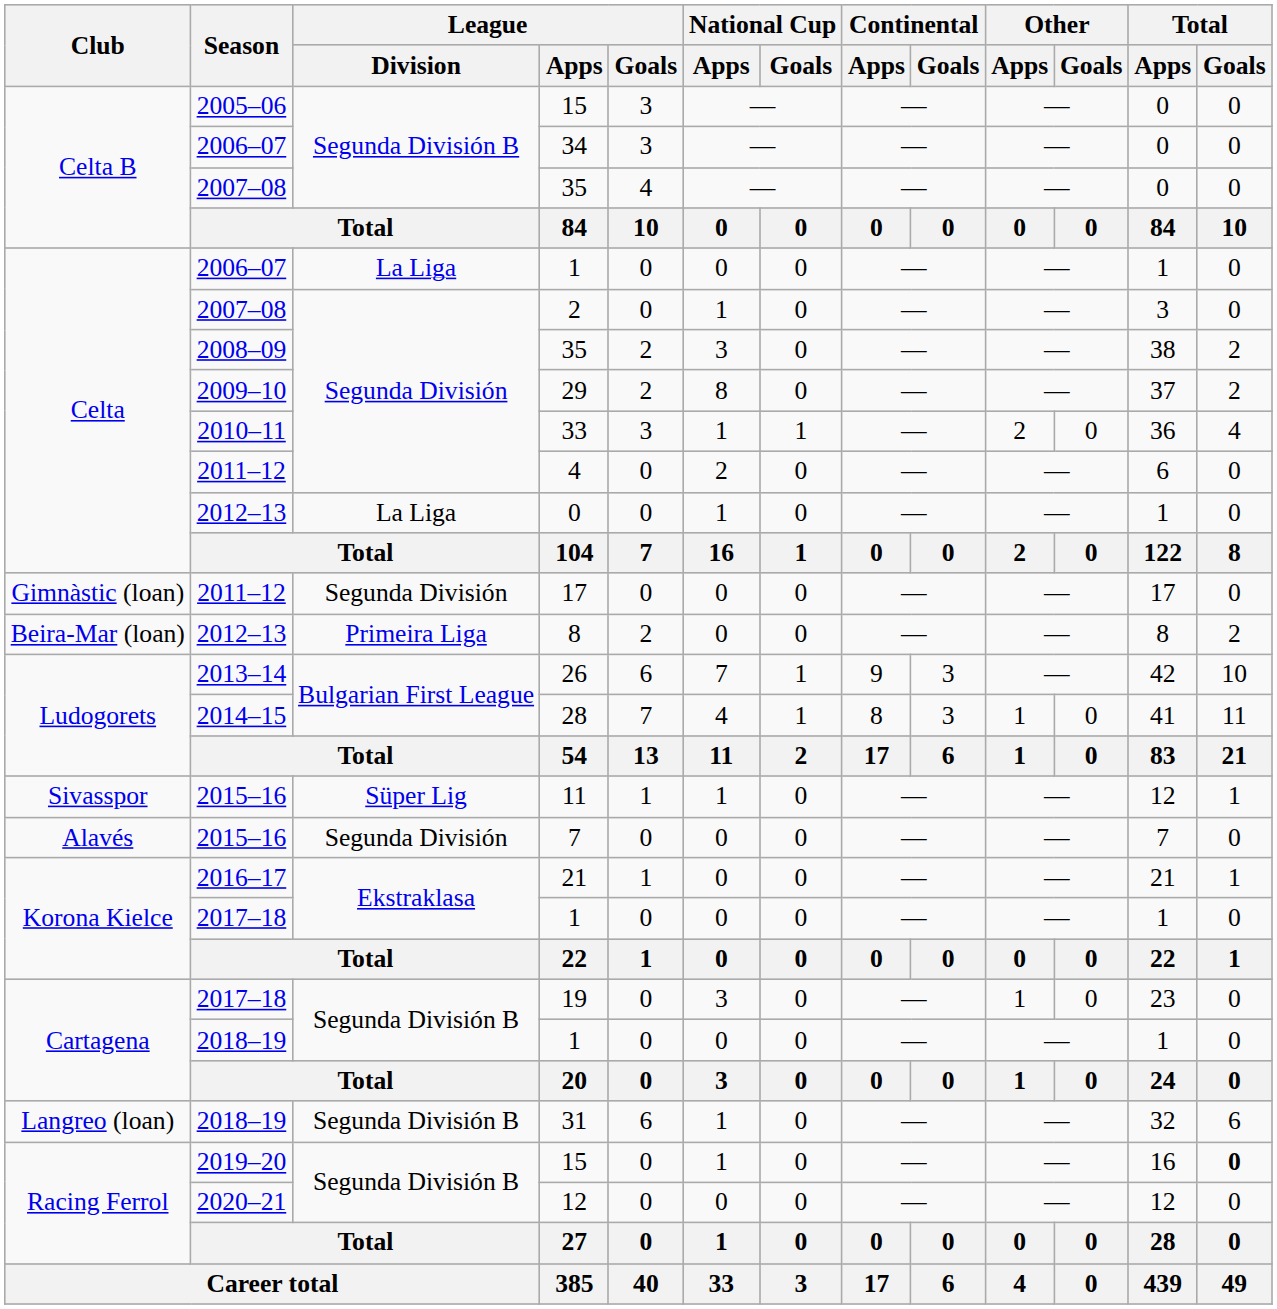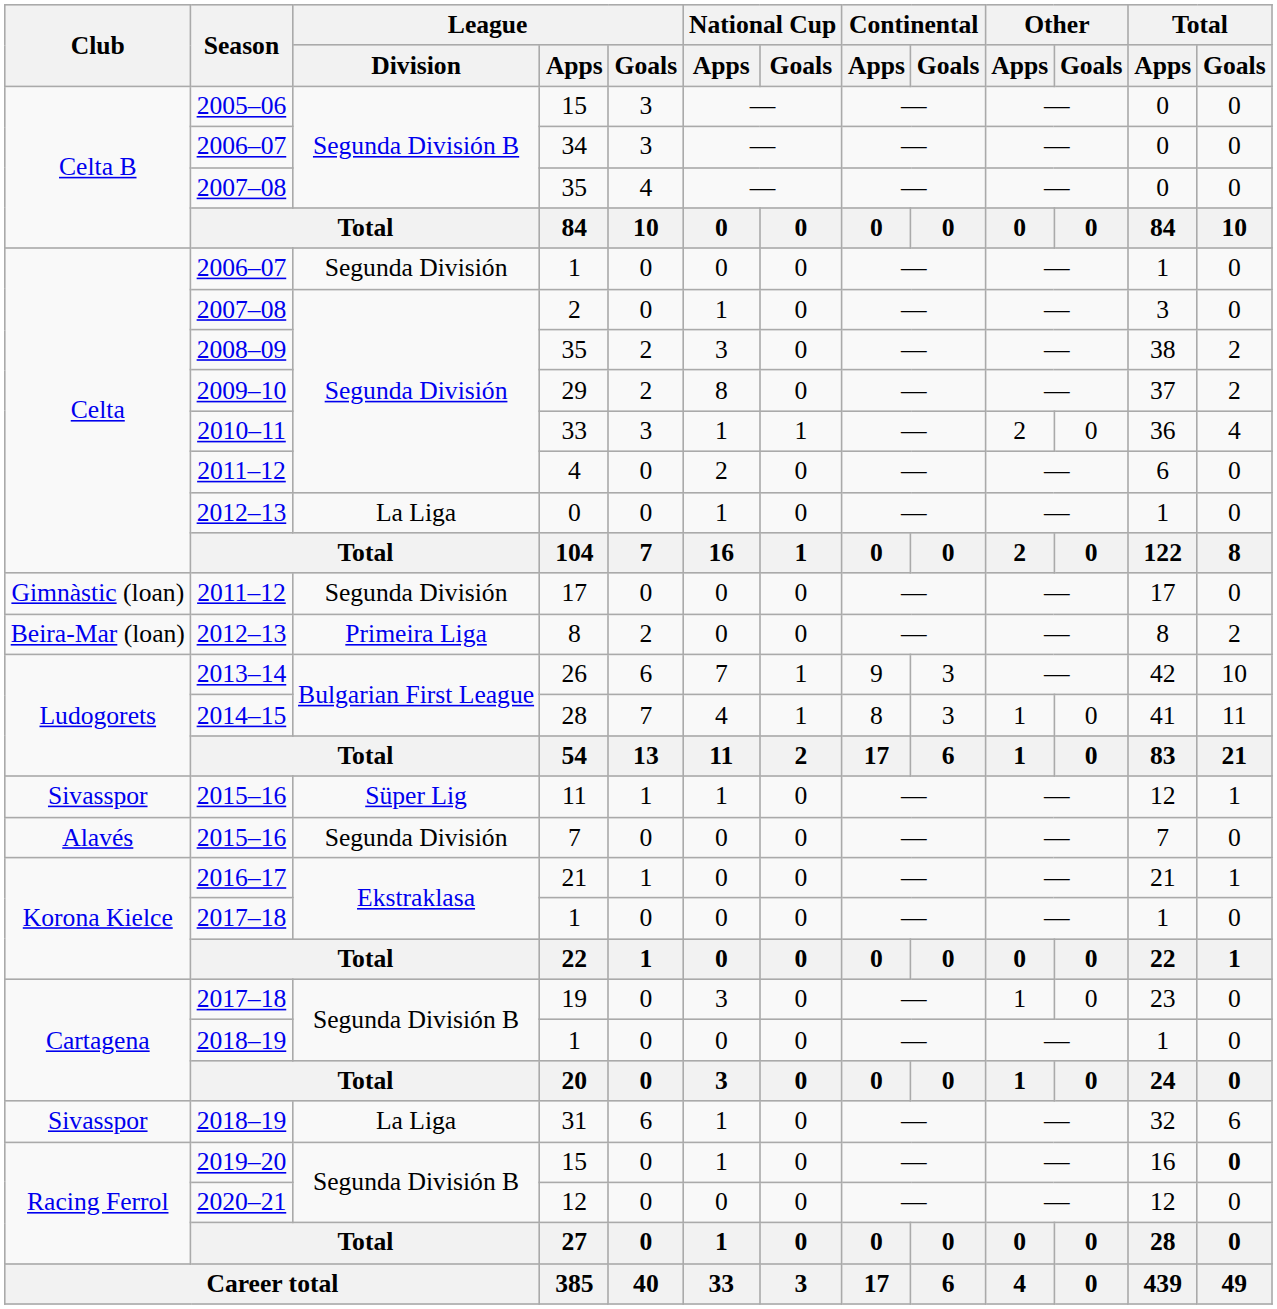(416, 268) La Liga -> (416, 268) Segunda División
(98, 1120) Langreo (loan) -> (98, 1120) Sivasspor
(416, 1120) Segunda División B -> (416, 1120) La Liga
